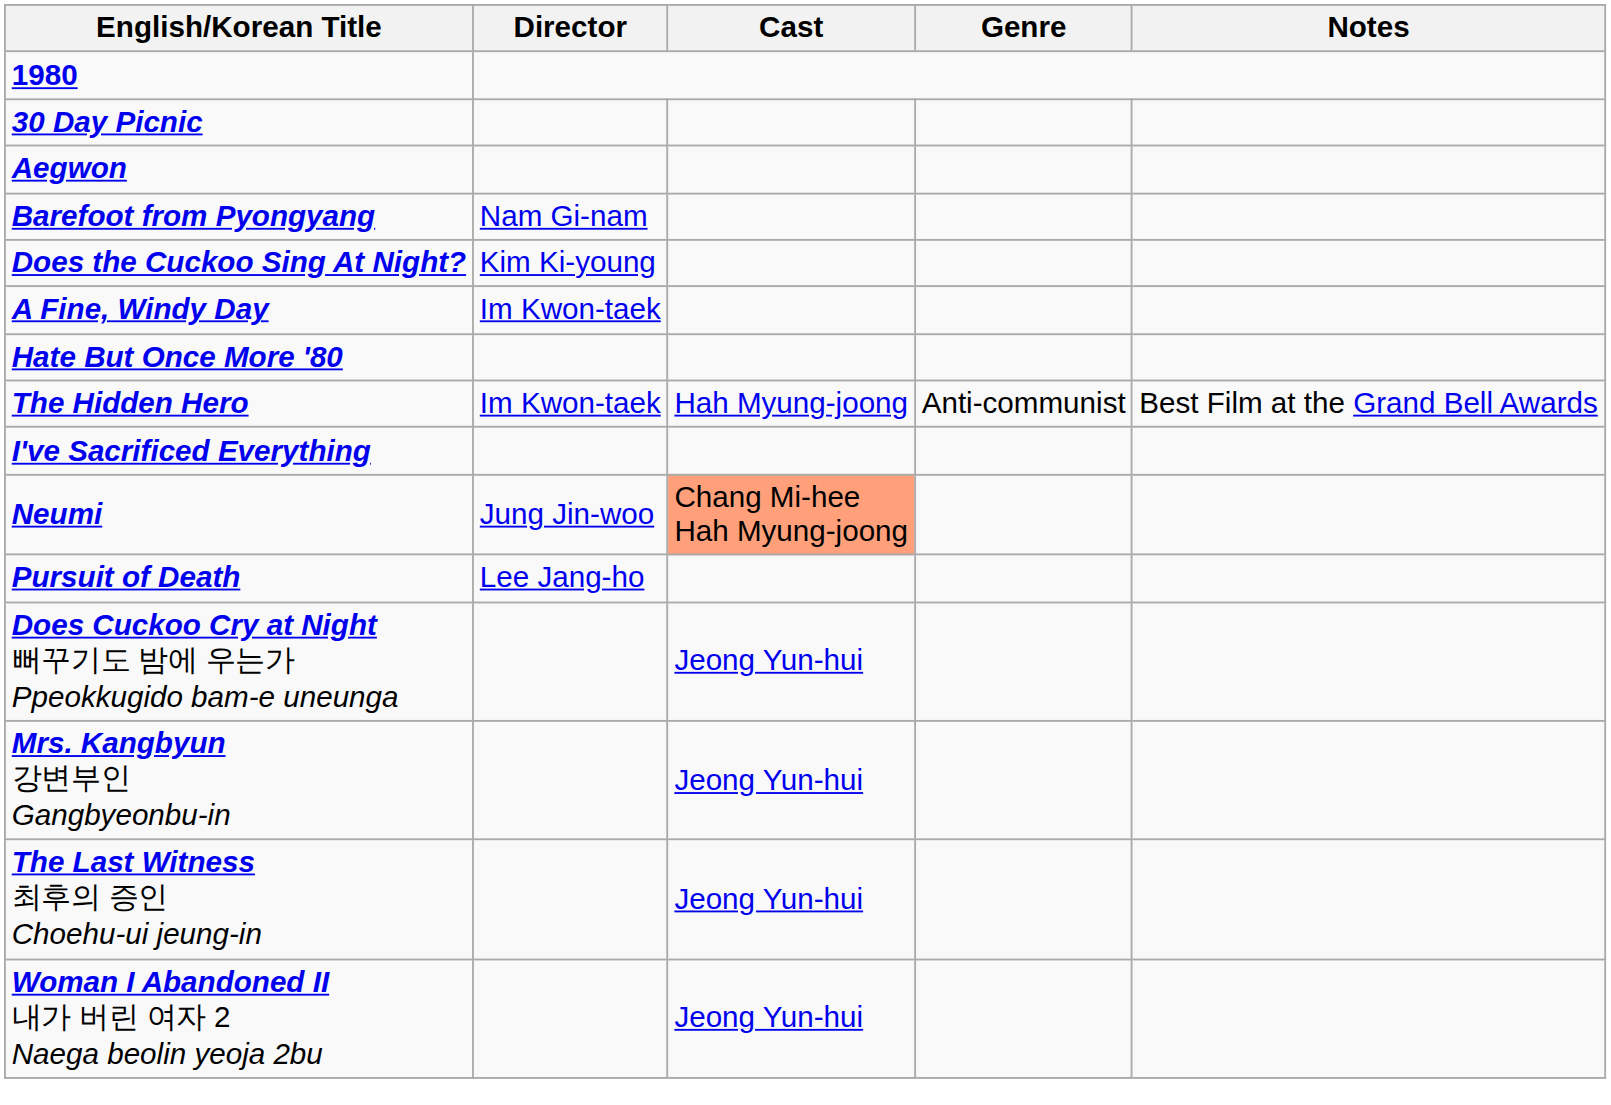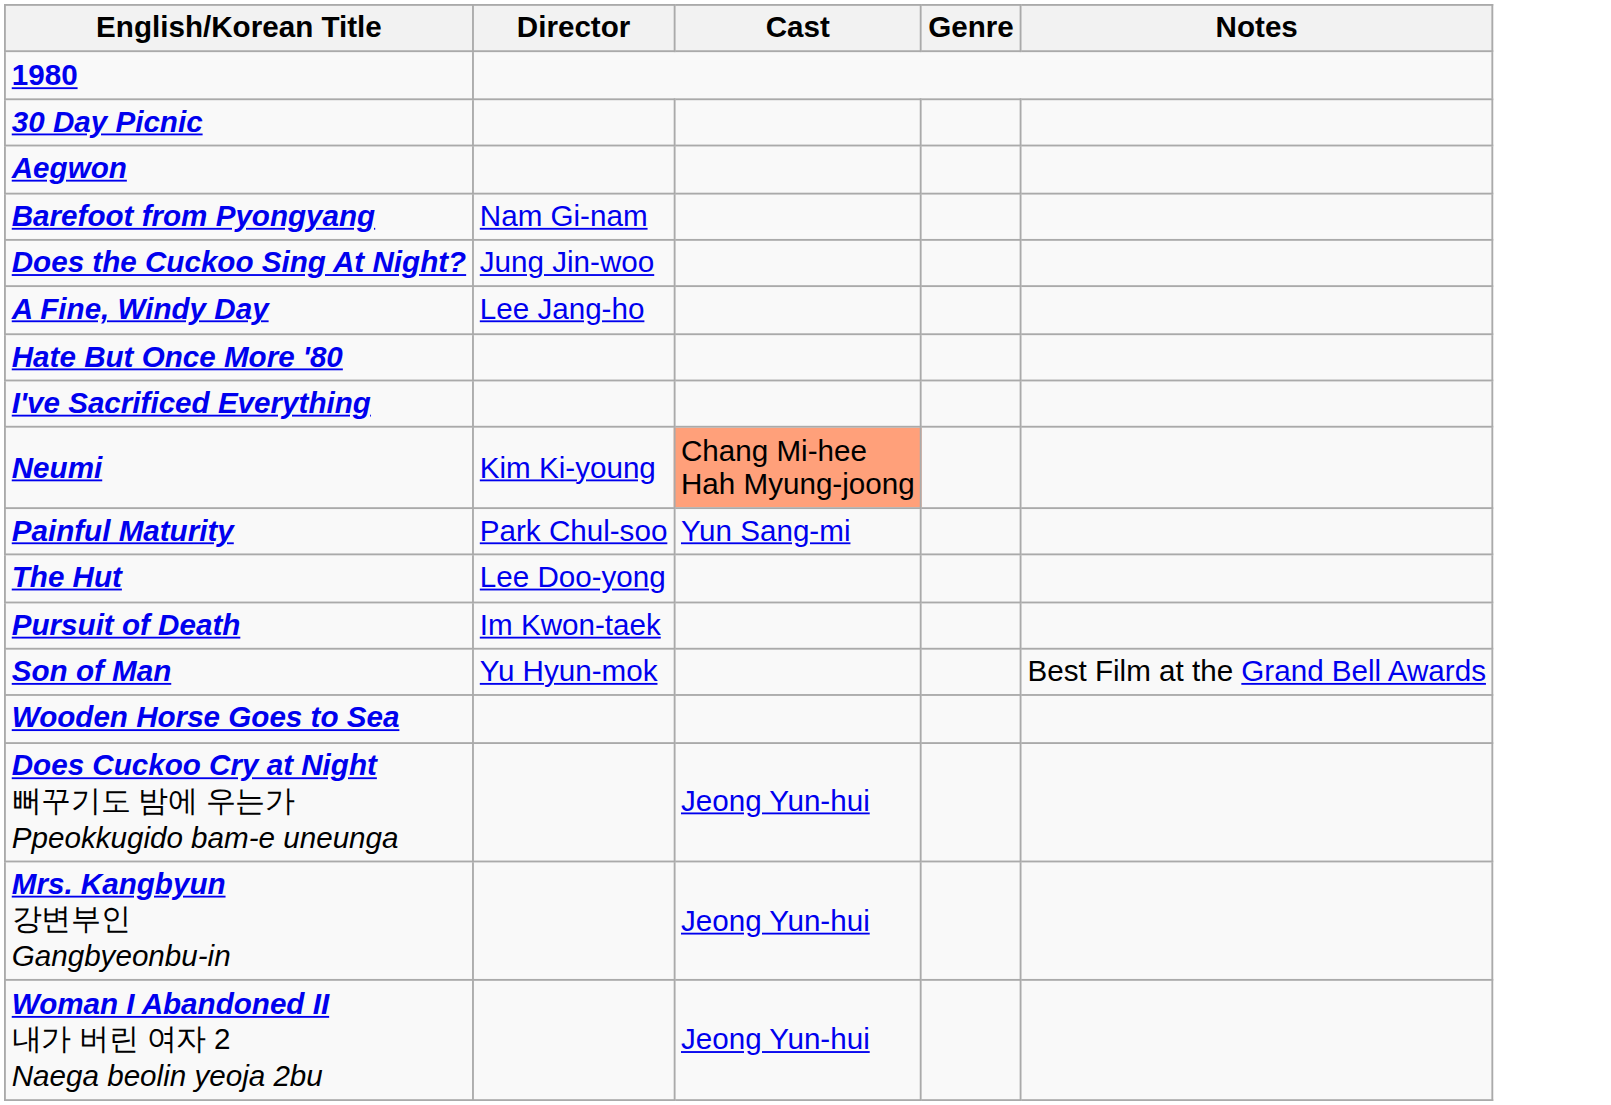(568, 262) Kim Ki-young -> (567, 262) Jung Jin-woo
(570, 309) Im Kwon-taek -> (562, 309) Lee Jang-ho
- row: (130, 403)
(567, 514) Jung Jin-woo -> (568, 467) Kim Ki-young
+ row: (123, 530)
+ row: (67, 577)
(562, 577) Lee Jang-ho -> (570, 624) Im Kwon-taek
+ row: (91, 671)
+ row: (206, 718)
- row: (137, 898)
